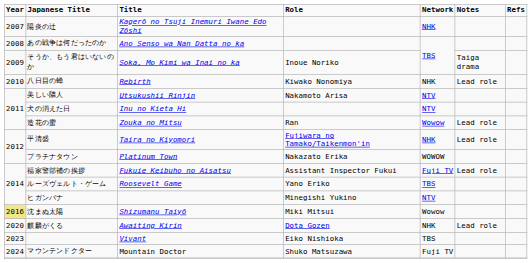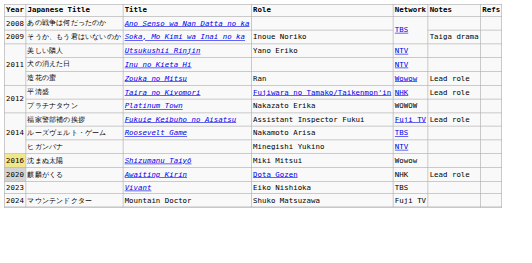- row: (42, 26)
- row: (45, 81)
(316, 95) Nakamoto Arisa -> (275, 51) Yano Eriko
(307, 185) Yano Eriko -> (284, 134) Nakamoto Arisa
(15, 226) no background -> (15, 175) lightgrey background
